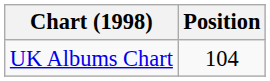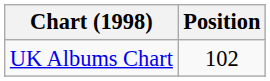(222, 57) 104 -> (222, 57) 102
